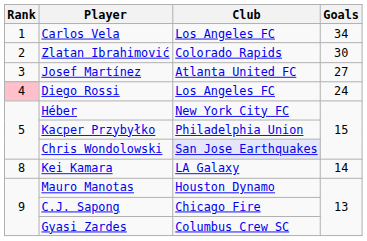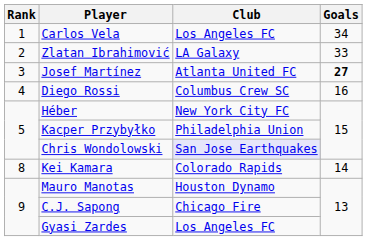(229, 53) Colorado Rapids -> (207, 53) LA Galaxy
(341, 53) 30 -> (341, 53) 33
(341, 72) normal -> (341, 72) bold
(22, 91) pink background -> (22, 91) no background
(225, 91) Los Angeles FC -> (232, 91) Columbus Crew SC
(341, 91) 24 -> (341, 91) 16
(207, 168) LA Galaxy -> (229, 168) Colorado Rapids
(232, 226) Columbus Crew SC -> (225, 226) Los Angeles FC
